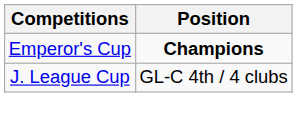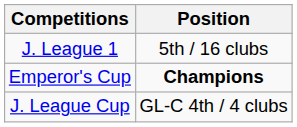+ row: (70, 48)
